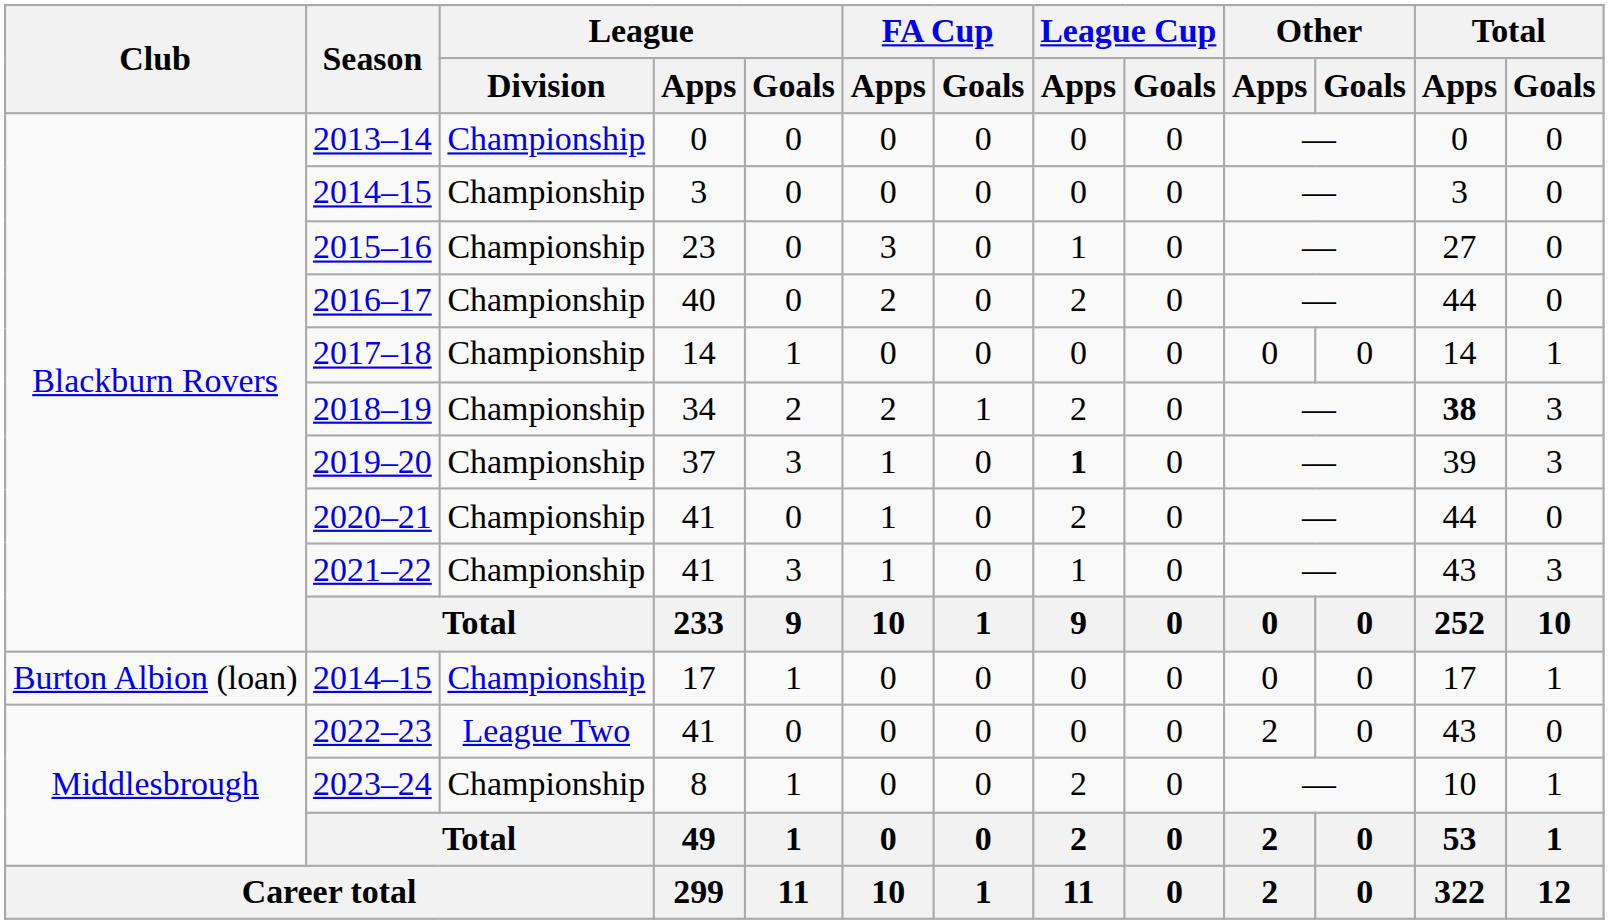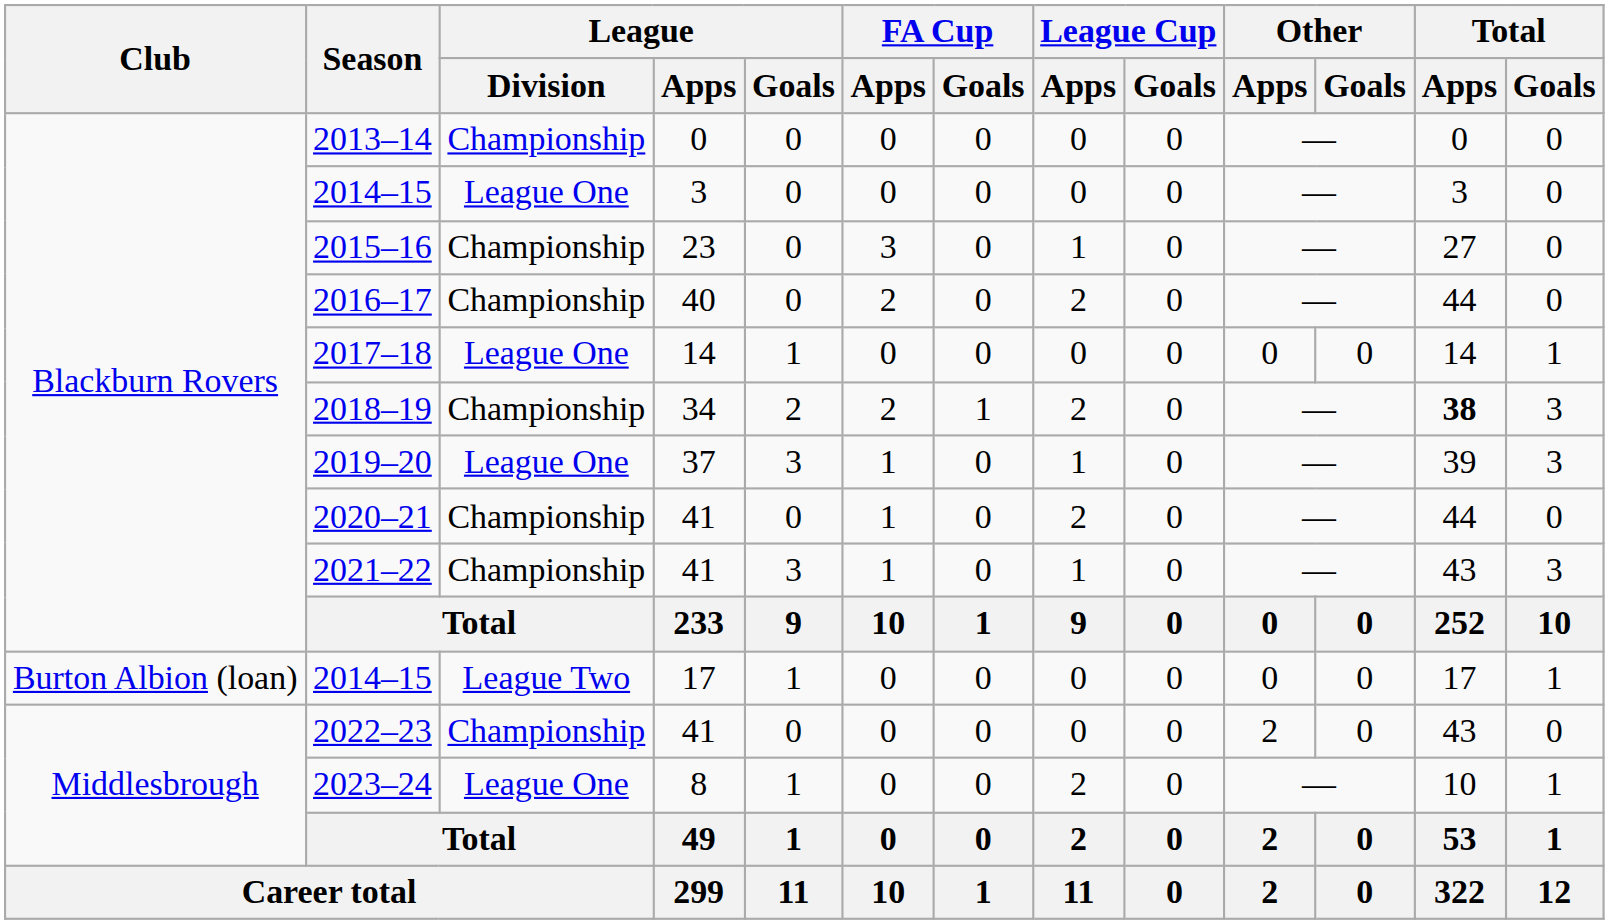(546, 192) Championship -> (546, 192) League One
(546, 354) Championship -> (546, 354) League One
(546, 461) Championship -> (546, 461) League One
(1078, 461) bold -> (1078, 461) normal
(546, 676) Championship -> (546, 676) League Two
(546, 730) League Two -> (546, 730) Championship
(546, 784) Championship -> (546, 784) League One
